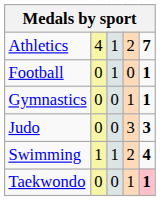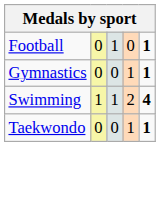- row: (38, 45)
- row: (24, 127)
(147, 182) pink background -> (147, 127) no background
